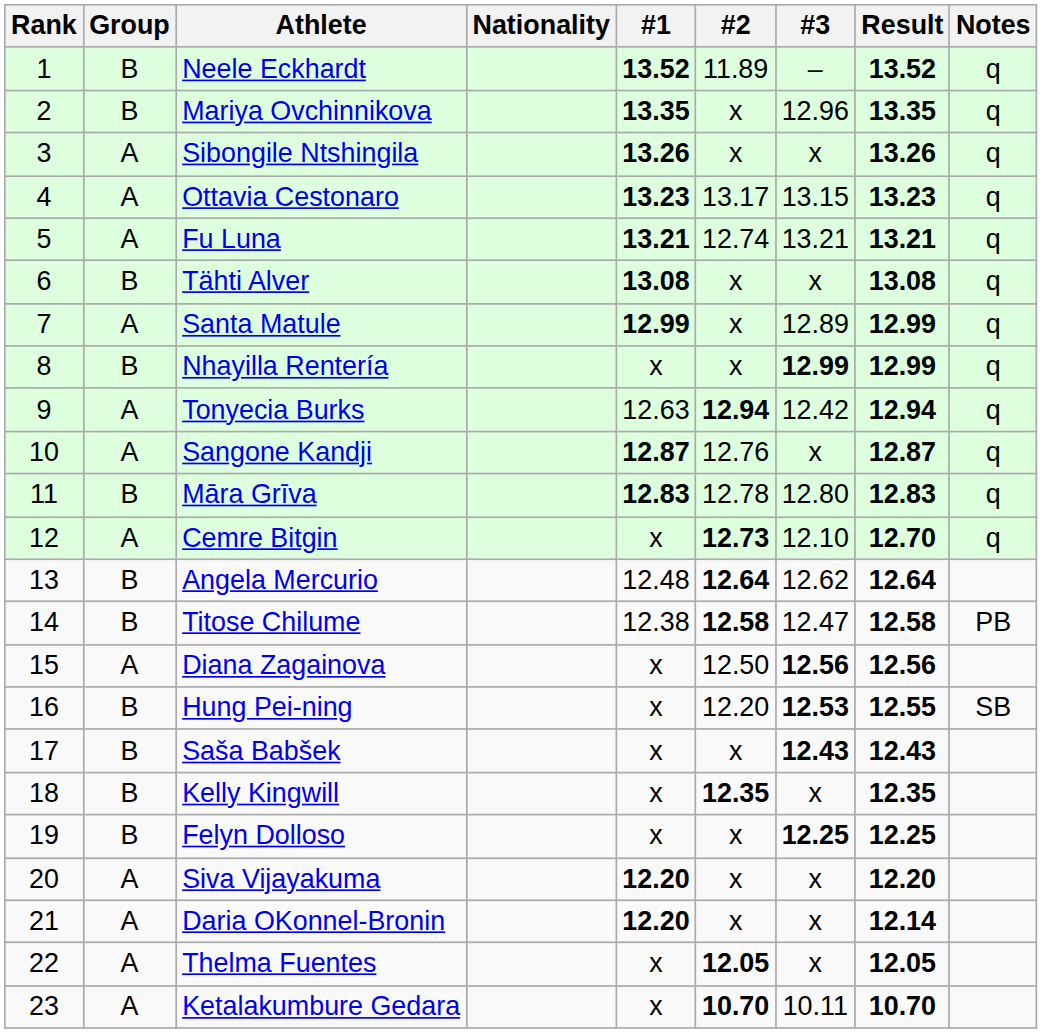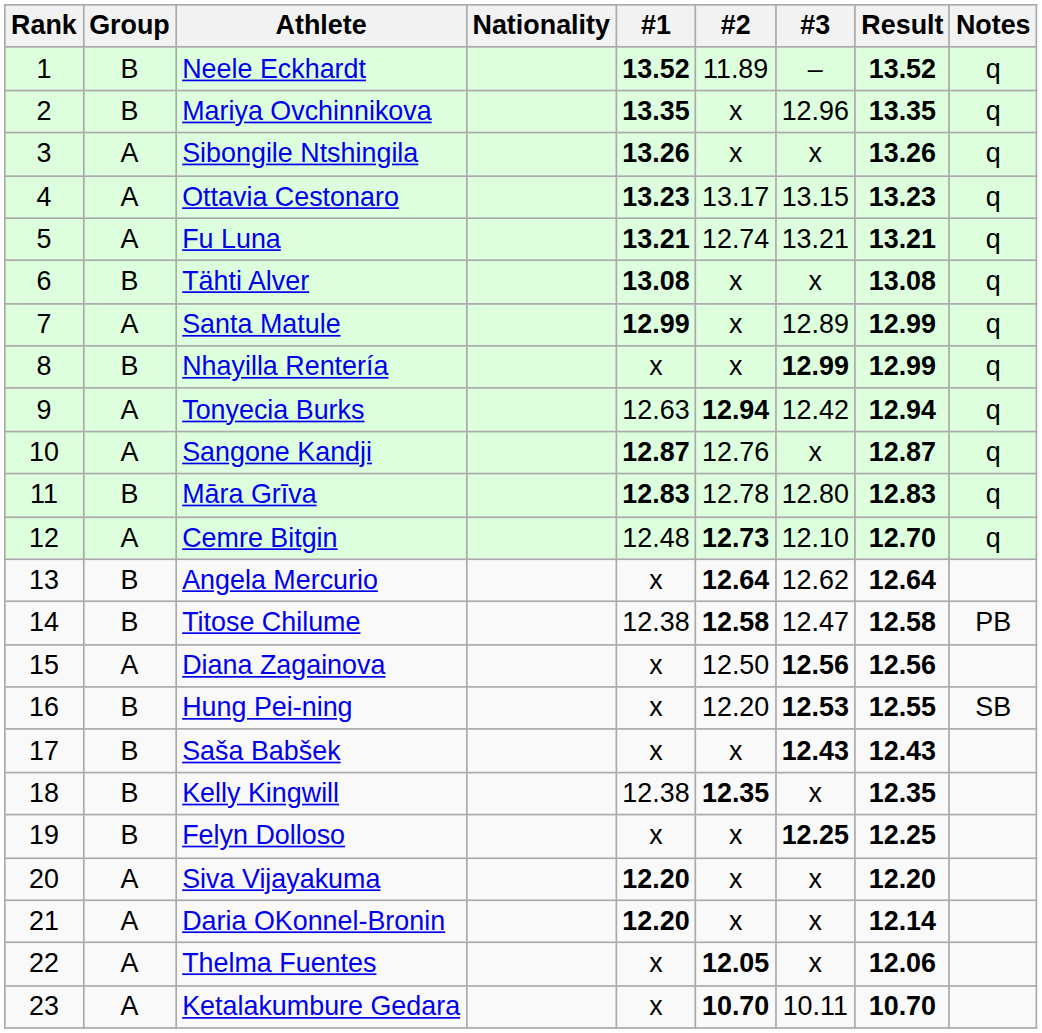(656, 537) x -> (656, 537) 12.48
(656, 580) 12.48 -> (656, 580) x
(656, 793) x -> (656, 793) 12.38
(902, 963) 12.05 -> (902, 963) 12.06
